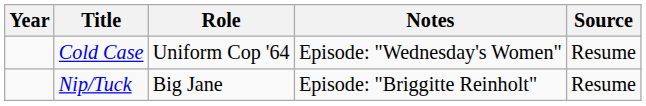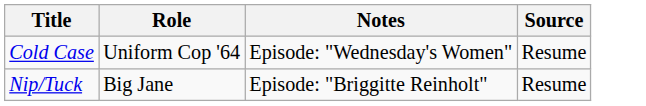- column: (29, 20)
